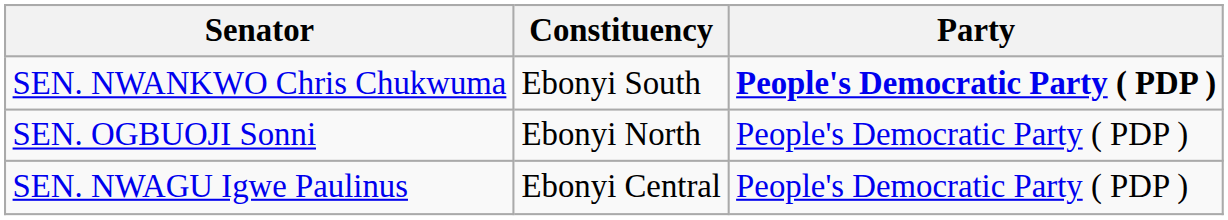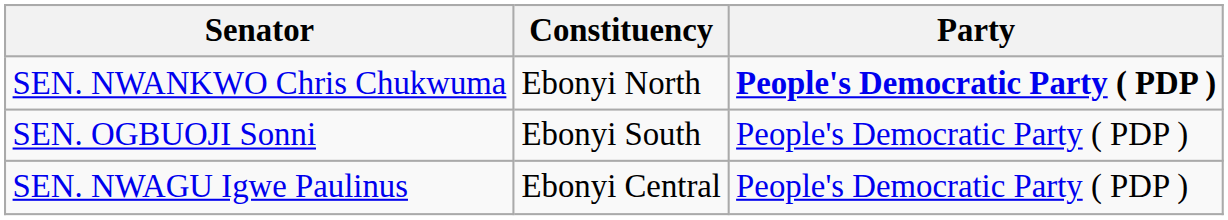(611, 82) Ebonyi South -> (611, 82) Ebonyi North
(611, 134) Ebonyi North -> (611, 134) Ebonyi South
